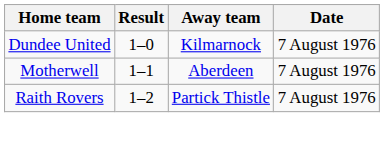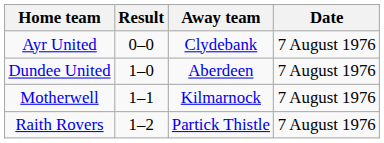+ row: (59, 44)
(221, 44) Kilmarnock -> (221, 71) Aberdeen
(221, 71) Aberdeen -> (221, 97) Kilmarnock
